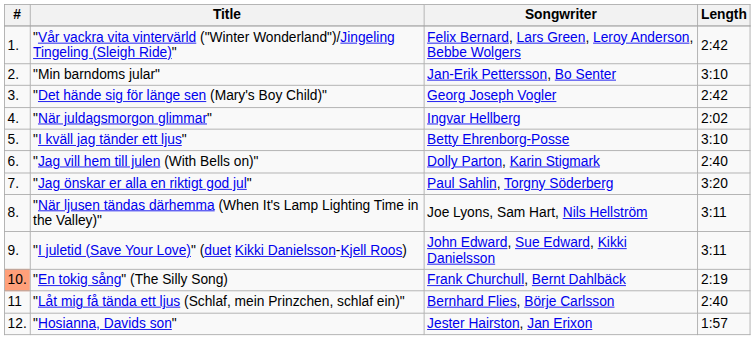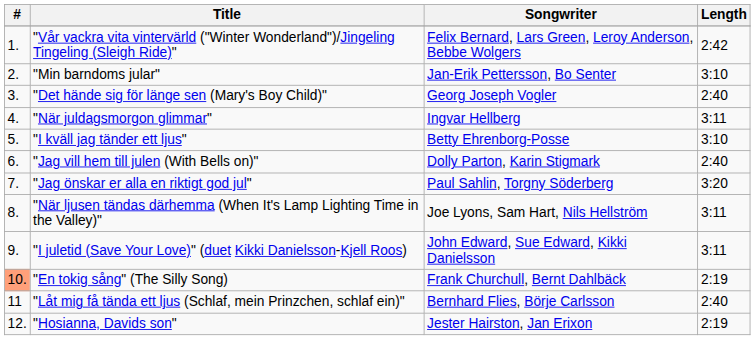(714, 96) 2:42 -> (714, 96) 2:40
(714, 118) 2:02 -> (714, 118) 3:11
(714, 323) 1:57 -> (714, 323) 2:19
